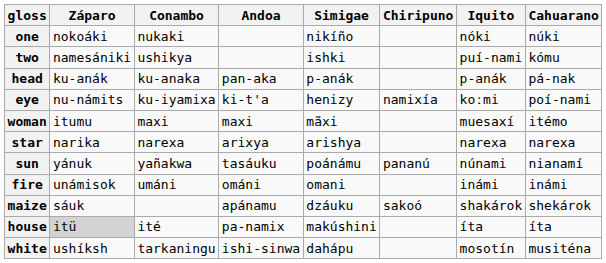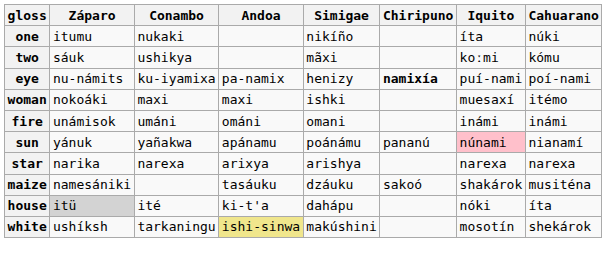(80, 36) nokoáki -> (72, 36) itumu
(475, 36) nóki -> (471, 36) íta
(92, 57) namesániki -> (69, 57) sáuk
(326, 57) ishki -> (322, 57) mãxi
(491, 57) puí-nami -> (479, 57) koːmi
- row: (27, 79)
(245, 100) ki-t'a -> (253, 79) pa-namix
(410, 100) normal -> (410, 79) bold
(479, 100) koːmi -> (491, 79) puí-nami
(72, 121) itumu -> (80, 100) nokoáki
(322, 121) mãxi -> (326, 100) ishki
rows swapped: (27, 185) <-> (27, 142)
(249, 163) tasáuku -> (249, 142) apánamu
(483, 163) no background -> (483, 142) pink background
(69, 206) sáuk -> (92, 185) namesániki
(249, 206) apánamu -> (249, 185) tasáuku
(560, 206) shekárok -> (560, 185) musiténa
(253, 227) pa-namix -> (245, 206) ki-t'a
(342, 227) makúshini -> (330, 206) dahápu
(471, 227) íta -> (475, 206) nóki
(261, 248) no background -> (261, 227) khaki background
(330, 248) dahápu -> (342, 227) makúshini
(560, 248) musiténa -> (560, 227) shekárok
